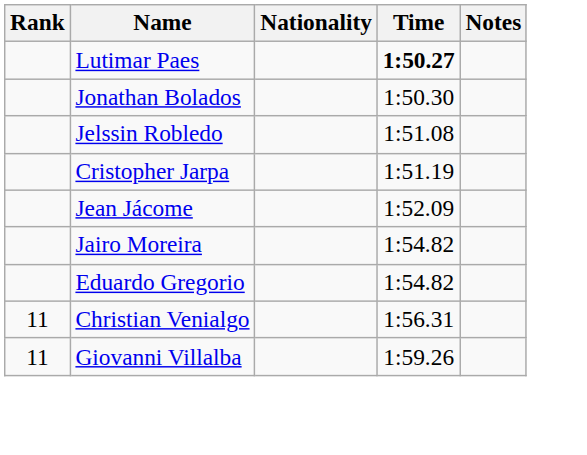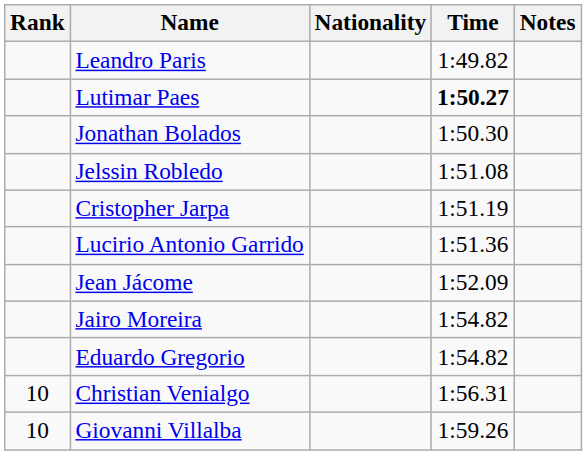+ row: (141, 60)
+ row: (190, 245)
(37, 319) 11 -> (37, 393) 10
(37, 356) 11 -> (37, 430) 10
